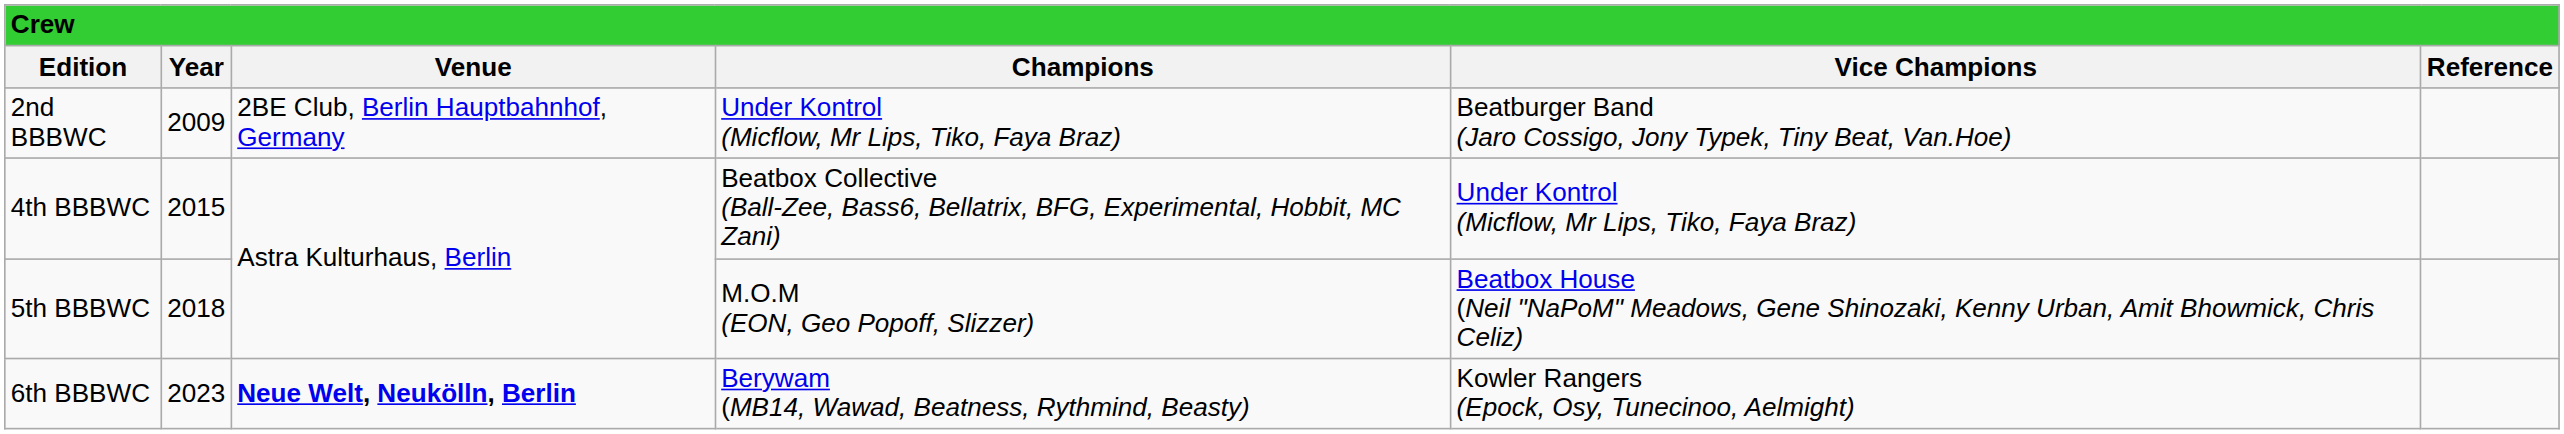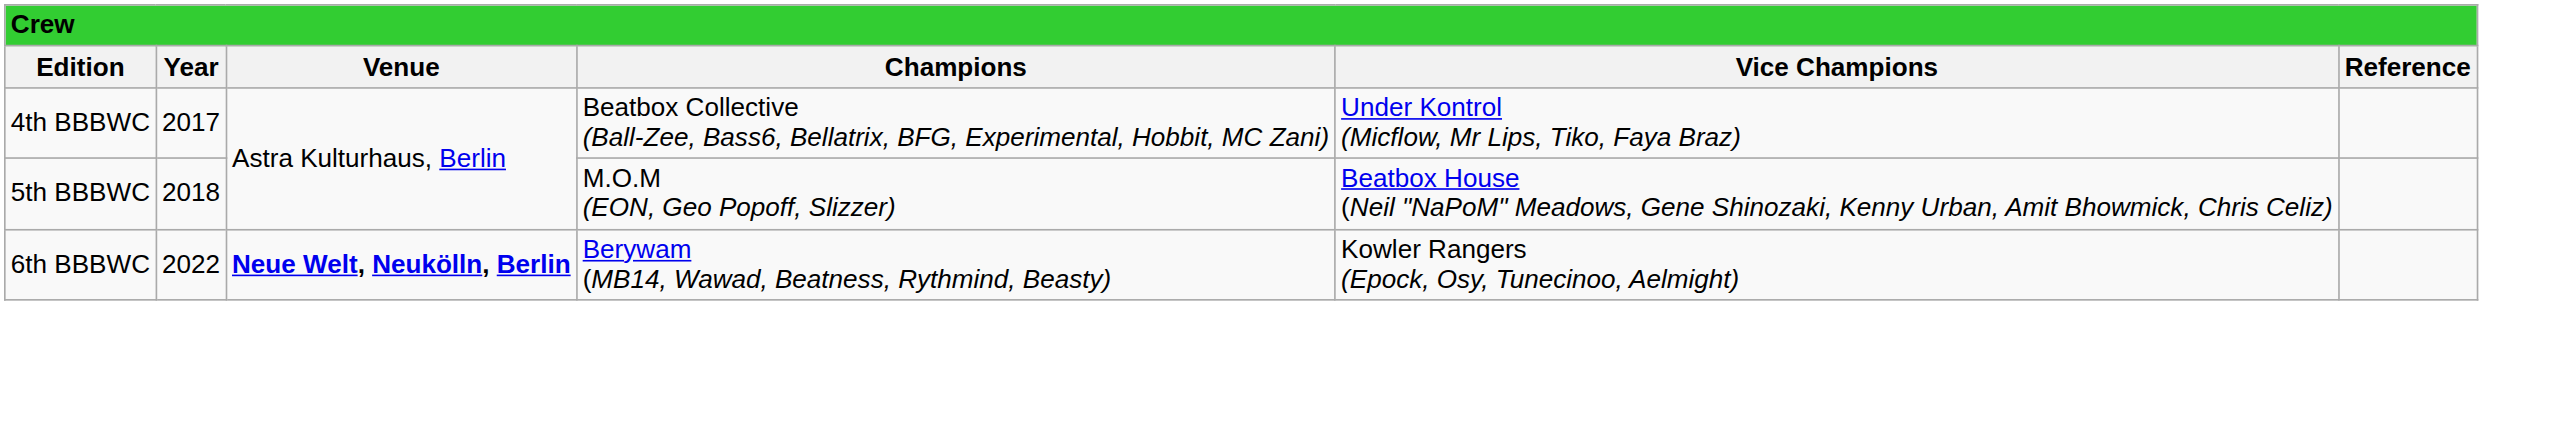- row: (59, 122)
(196, 207) 2015 -> (191, 122) 2017
(196, 393) 2023 -> (191, 263) 2022
